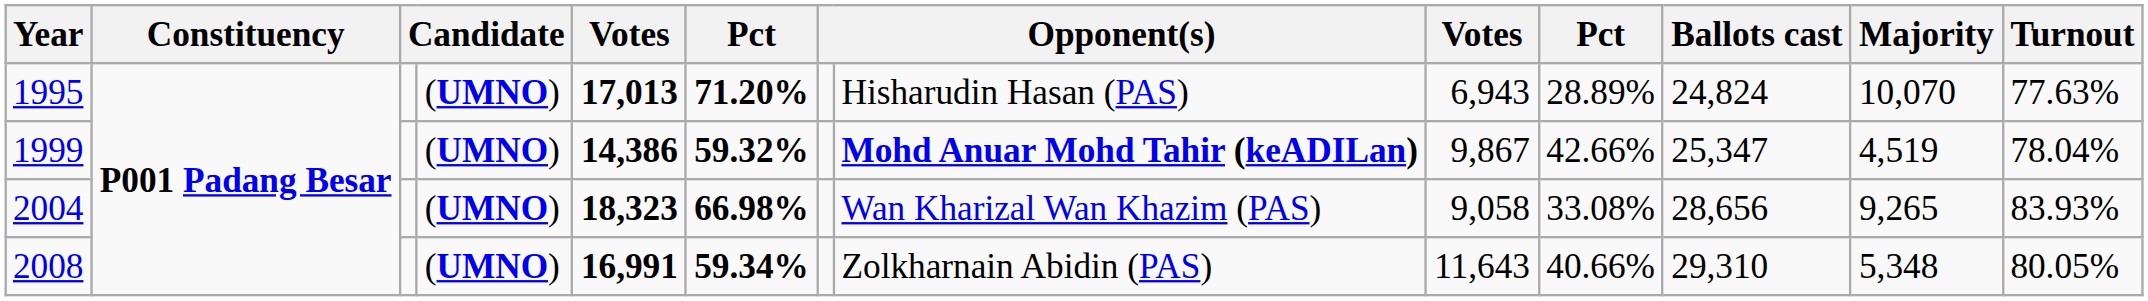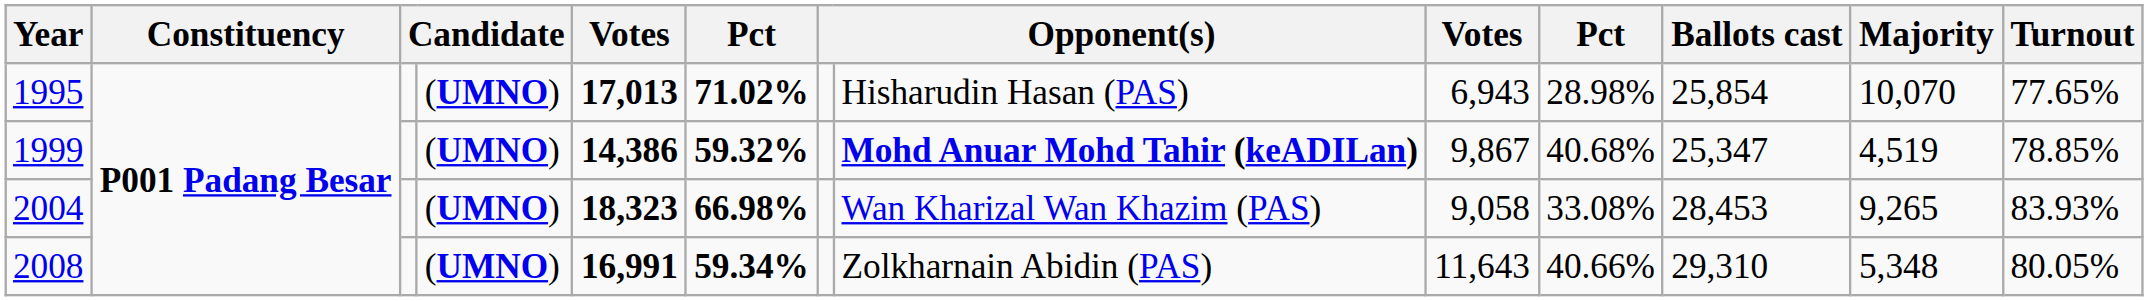(751, 91) 71.20% -> (751, 91) 71.02%
(1601, 91) 28.89% -> (1601, 91) 28.98%
(1720, 91) 24,824 -> (1720, 91) 25,854
(2065, 91) 77.63% -> (2065, 91) 77.65%
(1601, 149) 42.66% -> (1601, 149) 40.68%
(2065, 149) 78.04% -> (2065, 149) 78.85%
(1720, 208) 28,656 -> (1720, 208) 28,453
